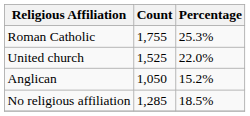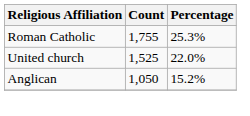- row: (69, 100)
